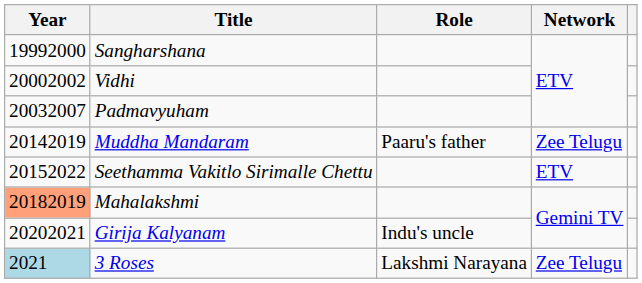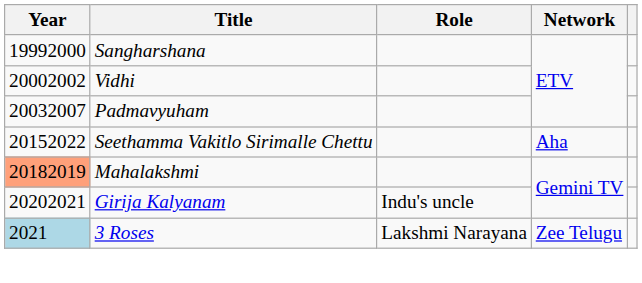- row: (172, 141)
(554, 171) ETV -> (552, 141) Aha
